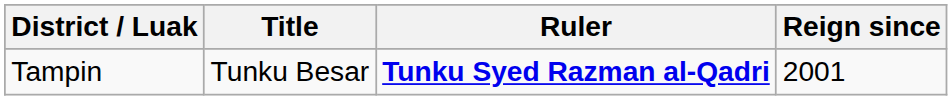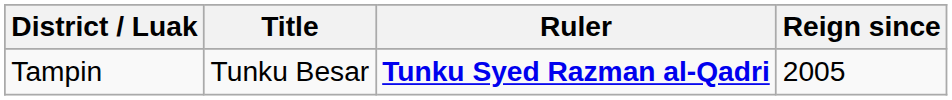(814, 71) 2001 -> (814, 71) 2005
